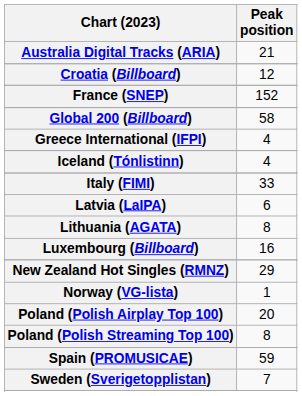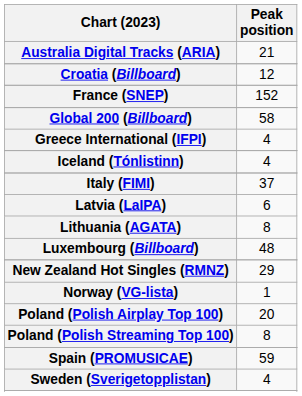(267, 183) 33 -> (267, 183) 37
(267, 249) 16 -> (267, 249) 48
(267, 380) 7 -> (267, 380) 4
